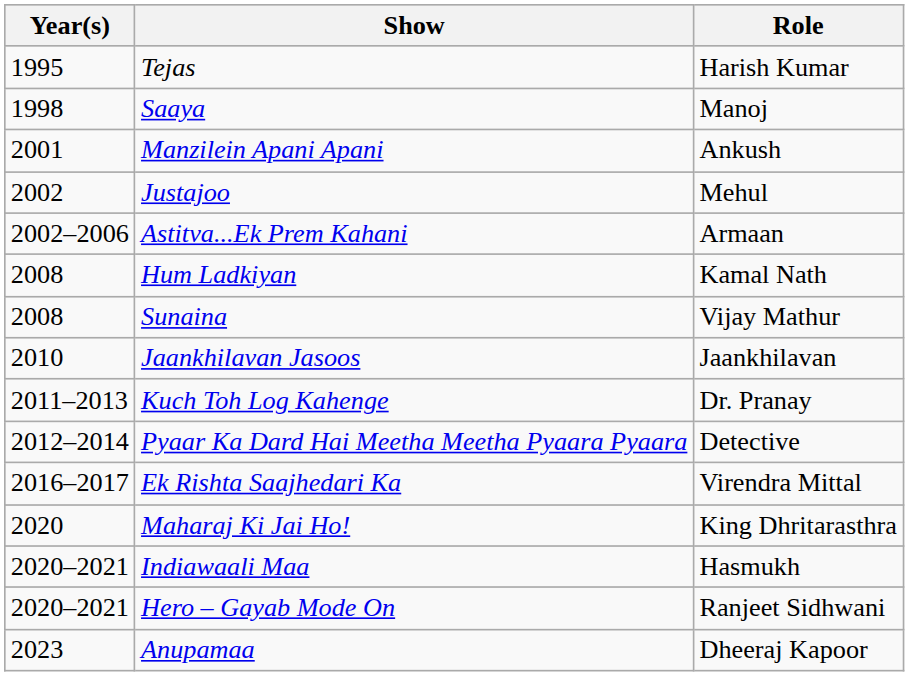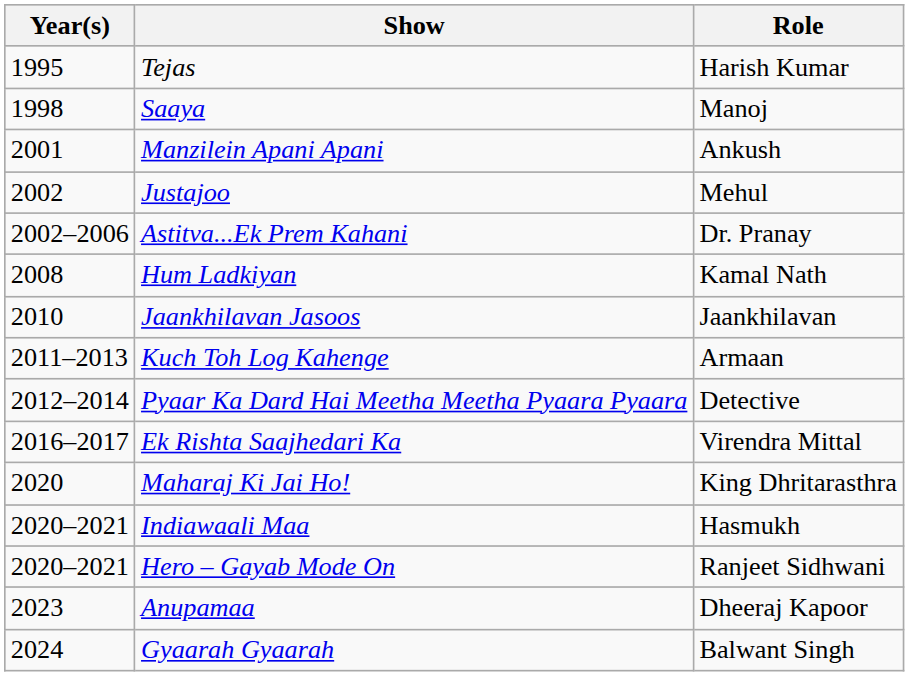(742, 233) Armaan -> (756, 233) Dr. Pranay
- row: (184, 316)
(756, 399) Dr. Pranay -> (742, 358) Armaan
+ row: (238, 649)
